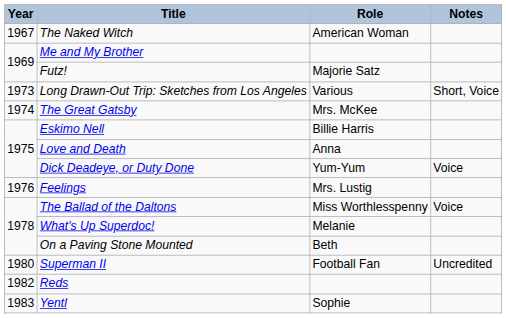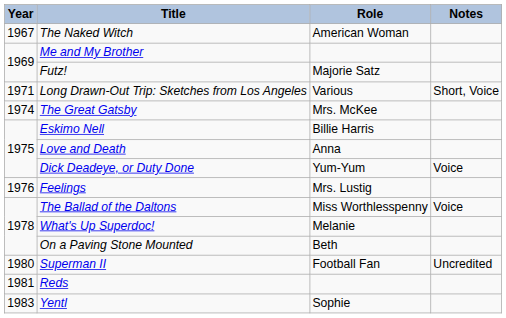(21, 91) 1973 -> (21, 91) 1971
(21, 284) 1982 -> (21, 284) 1981
